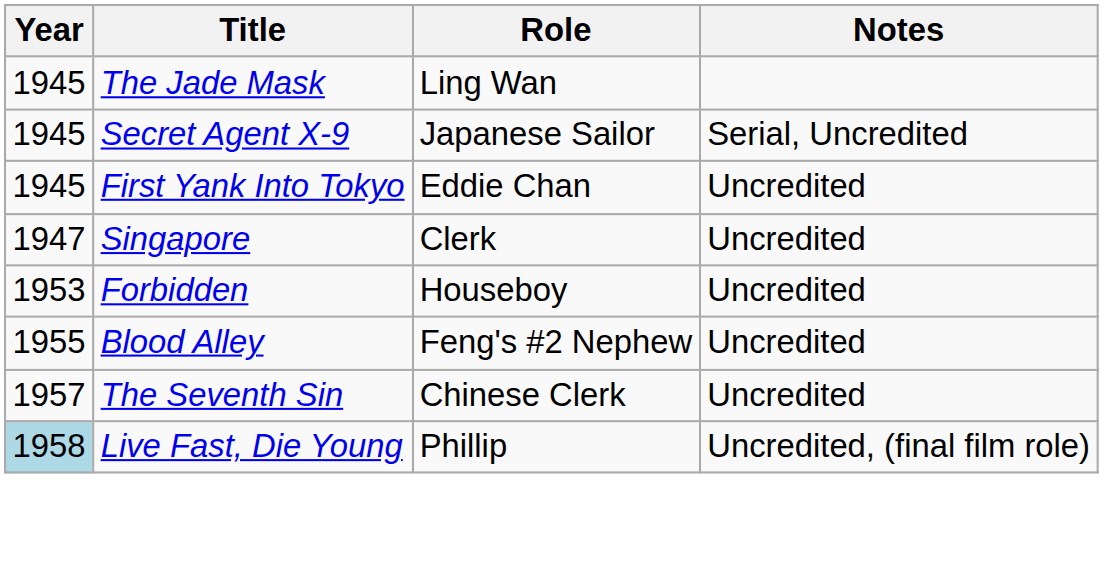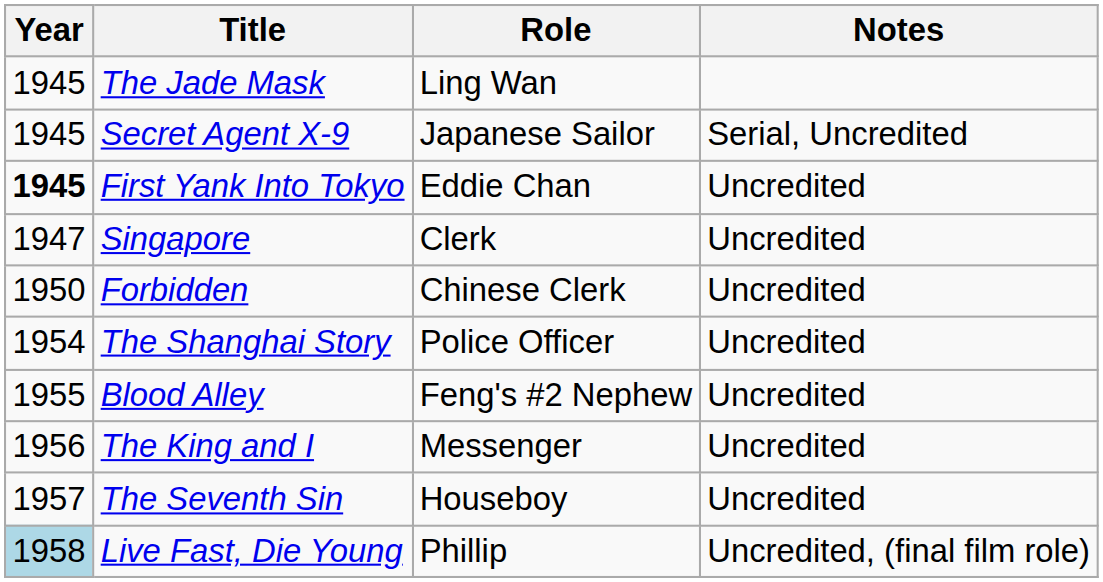(49, 186) normal -> (49, 186) bold
(49, 290) 1953 -> (49, 290) 1950
(493, 290) Houseboy -> (523, 290) Chinese Clerk
+ row: (246, 342)
+ row: (207, 446)
(523, 394) Chinese Clerk -> (493, 498) Houseboy
